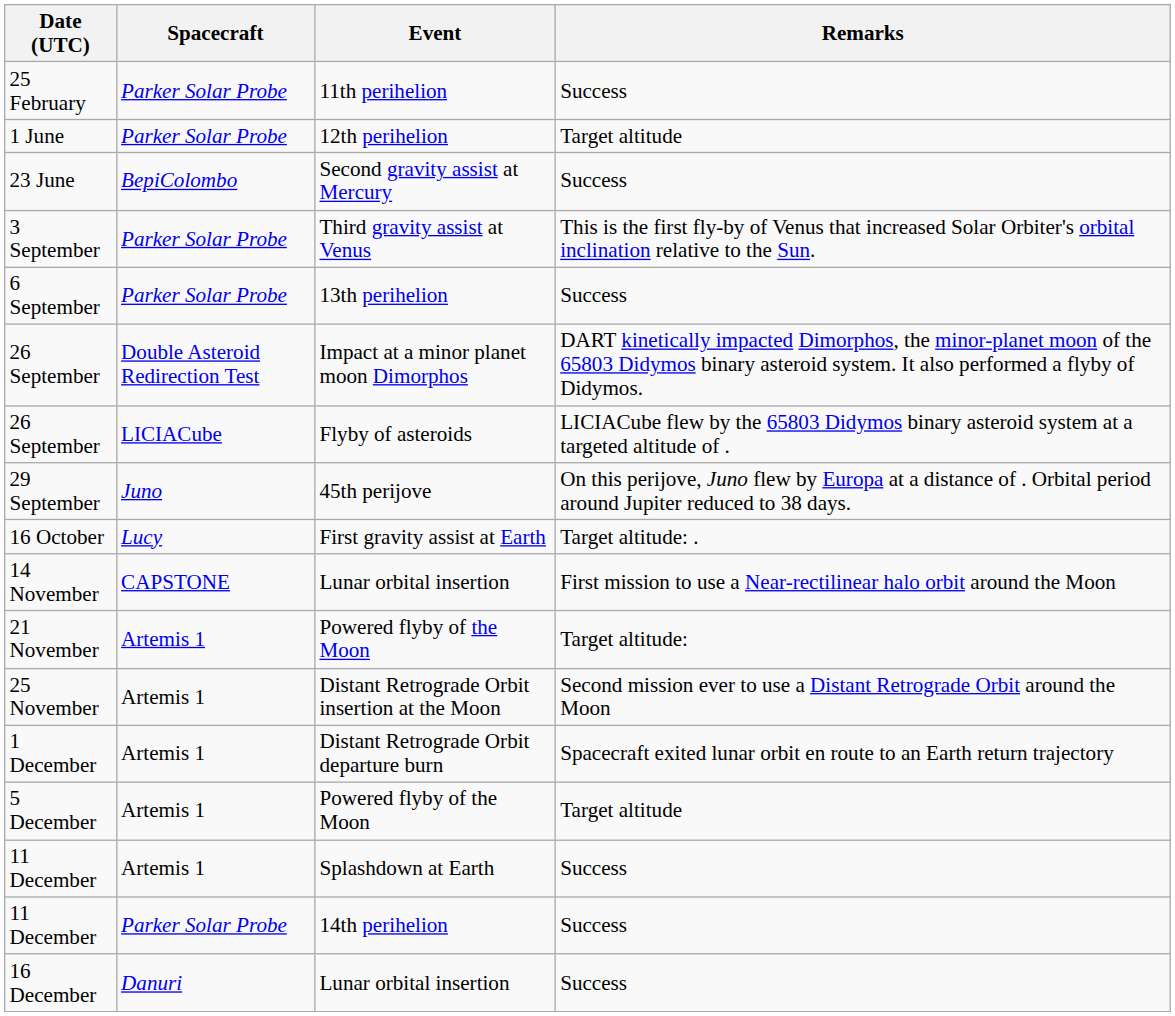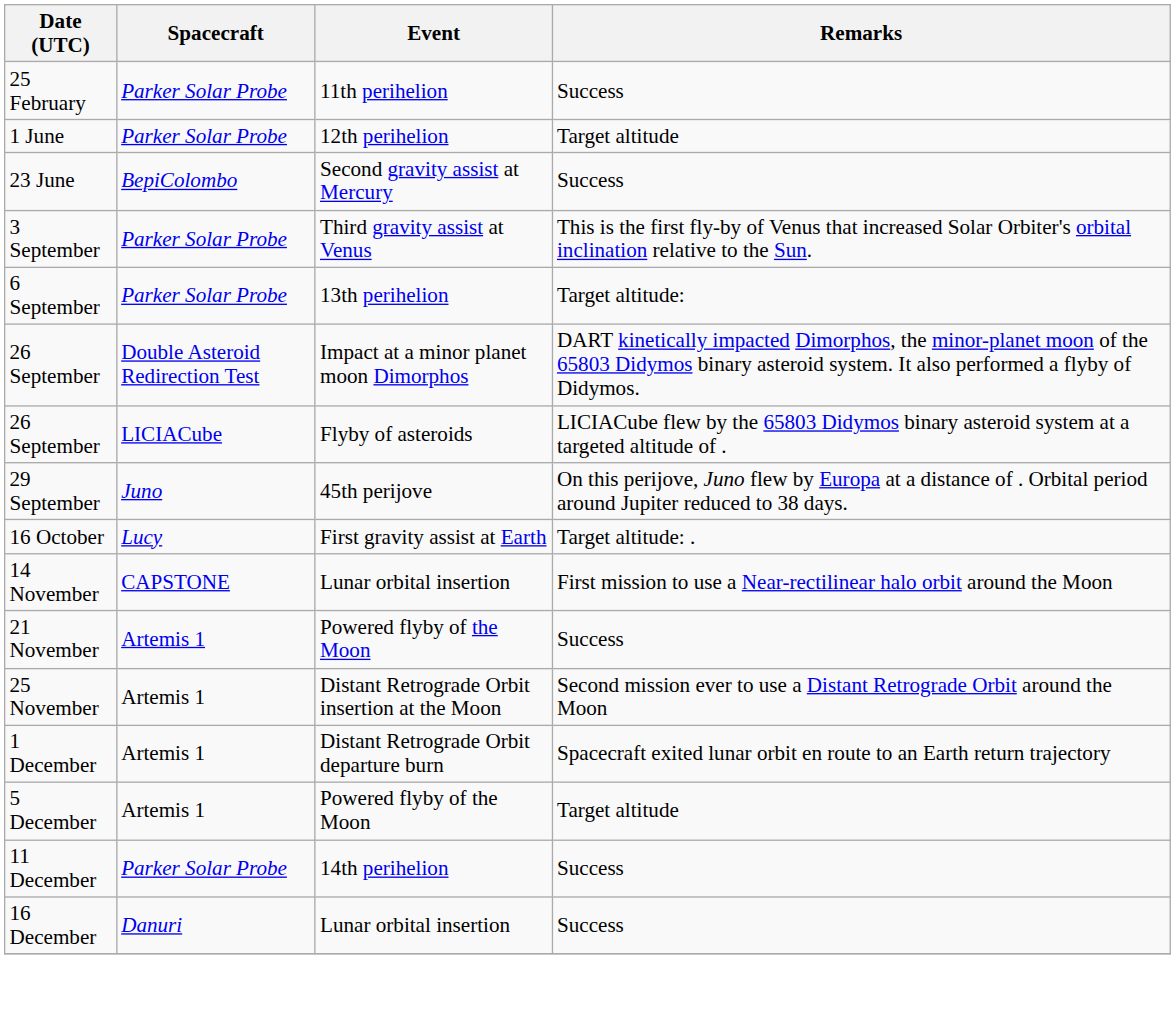(594, 295) Success -> (621, 295) Target altitude:
(624, 639) Target altitude: -> (590, 639) Success
- row: (53, 868)
